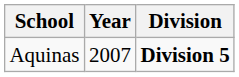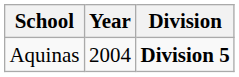(110, 54) 2007 -> (110, 54) 2004
